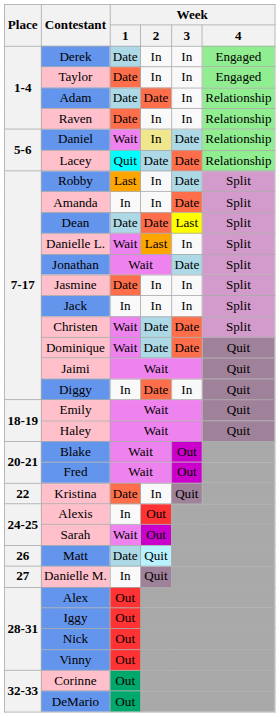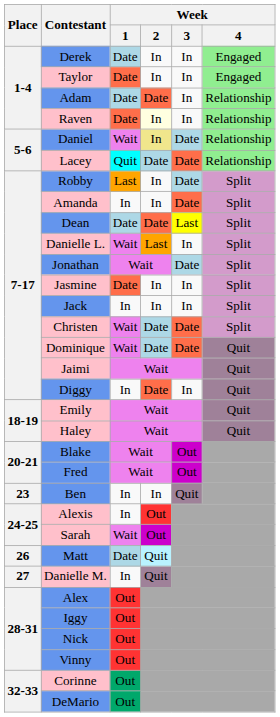(156, 118) no background -> (156, 118) lightyellow background
- row: (75, 493)
+ row: (75, 493)
